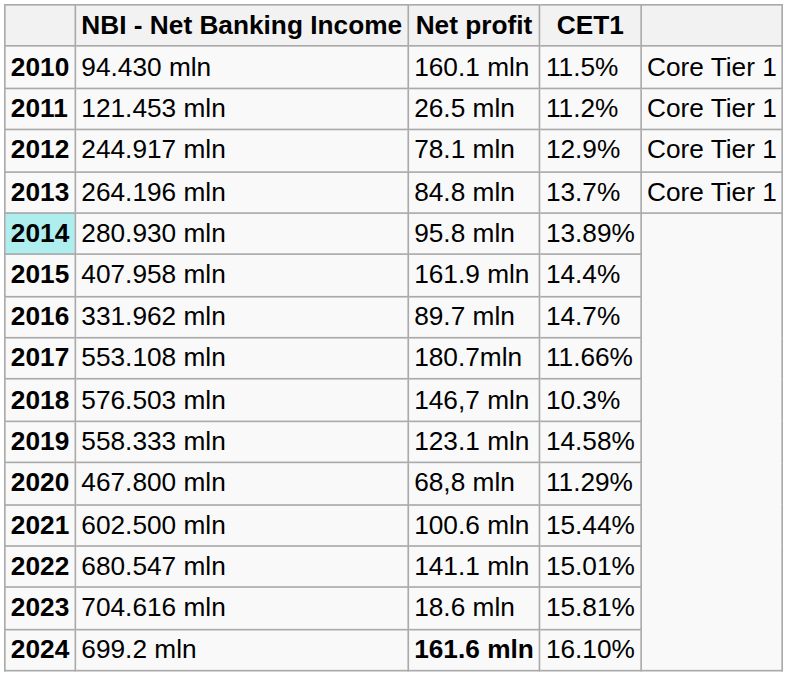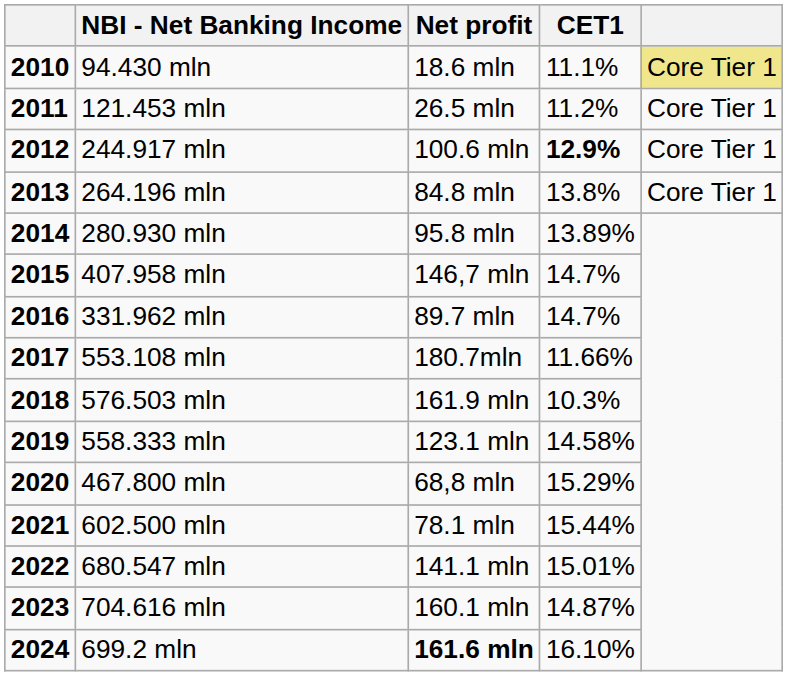(472, 66) 160.1 mln -> (465, 66) 18.6 mln
(582, 66) 11.5% -> (582, 66) 11.1%
(712, 66) no background -> (712, 66) khaki background
(465, 150) 78.1 mln -> (472, 150) 100.6 mln
(583, 150) normal -> (583, 150) bold
(583, 191) 13.7% -> (583, 191) 13.8%
(40, 233) paleturquoise background -> (40, 233) no background
(472, 274) 161.9 mln -> (472, 274) 146,7 mln
(583, 274) 14.4% -> (583, 274) 14.7%
(472, 399) 146,7 mln -> (472, 399) 161.9 mln
(589, 483) 11.29% -> (590, 483) 15.29%
(472, 524) 100.6 mln -> (465, 524) 78.1 mln
(465, 607) 18.6 mln -> (472, 607) 160.1 mln
(590, 607) 15.81% -> (590, 607) 14.87%
